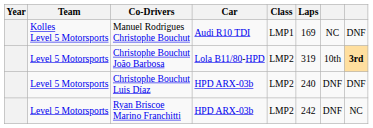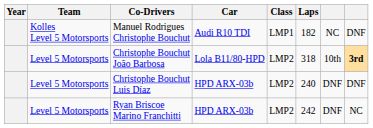(308, 32) 169 -> (308, 32) 182
(308, 58) 319 -> (308, 58) 318
